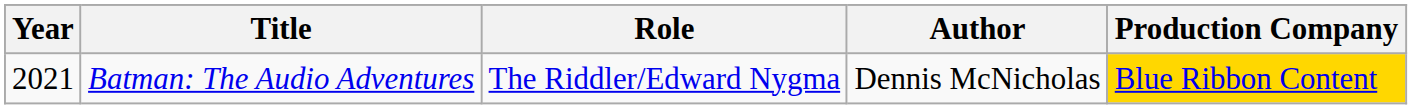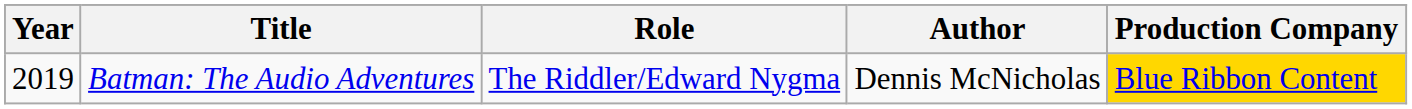(43, 77) 2021 -> (43, 77) 2019
